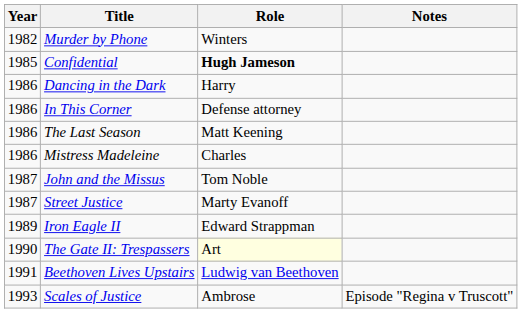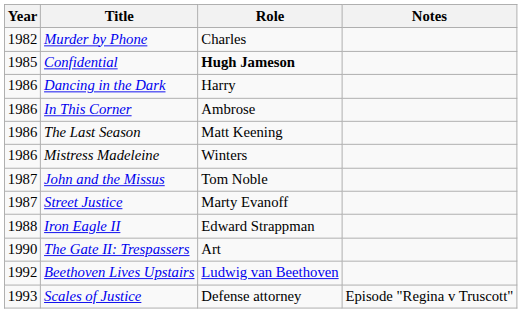(224, 39) Winters -> (224, 39) Charles
(251, 109) Defense attorney -> (228, 109) Ambrose
(224, 156) Charles -> (224, 156) Winters
(23, 226) 1989 -> (23, 226) 1988
(211, 249) lightyellow background -> (211, 249) no background
(23, 272) 1991 -> (23, 272) 1992
(228, 296) Ambrose -> (251, 296) Defense attorney
